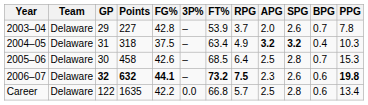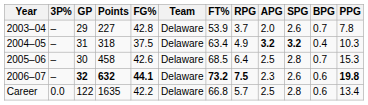columns swapped: (72, 12) <-> (193, 12)
